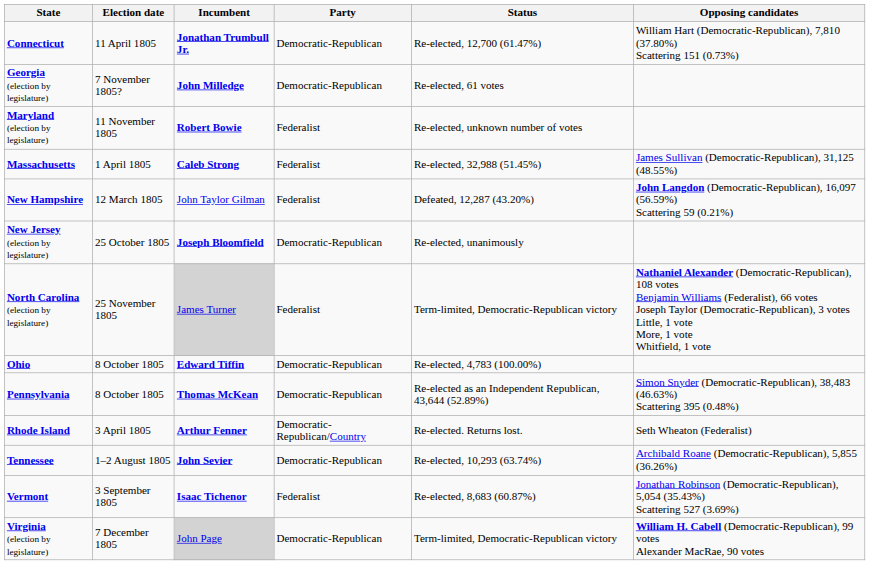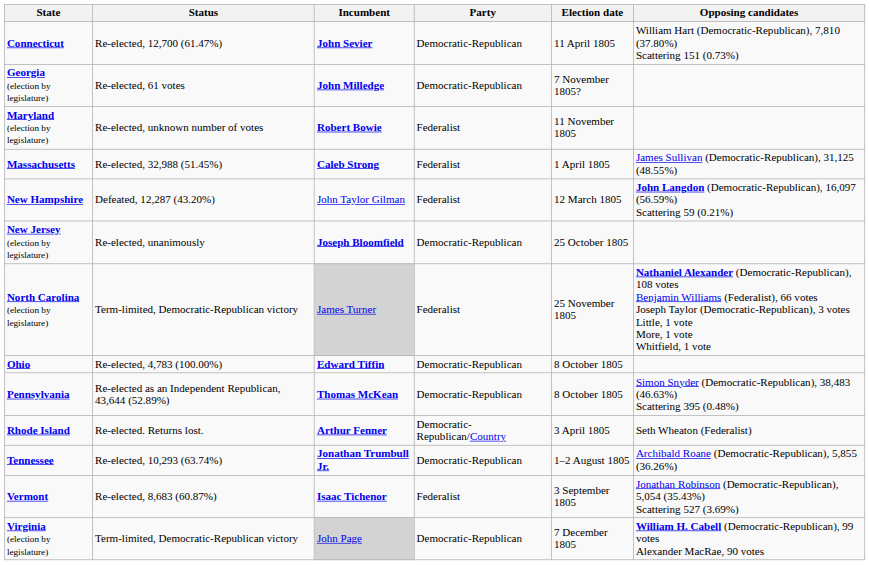columns swapped: (133, 13) <-> (522, 13)
(223, 43) Jonathan Trumbull Jr. -> (345, 43) John Sevier
(205, 460) John Sevier -> (363, 460) Jonathan Trumbull Jr.
